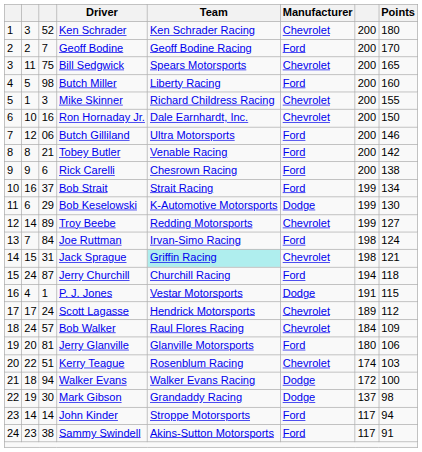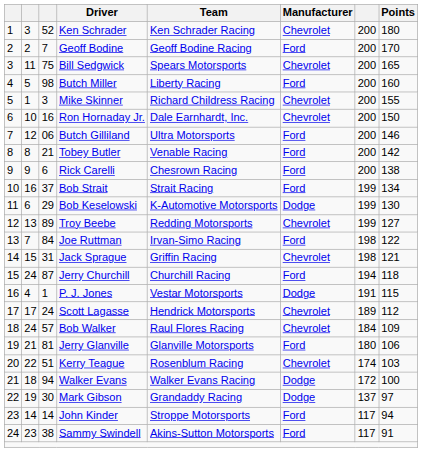(30, 223) 14 -> (30, 223) 13
(390, 240) 124 -> (390, 240) 122
(183, 258) paleturquoise background -> (183, 258) no background
(30, 345) 20 -> (30, 345) 21
(387, 398) 98 -> (387, 398) 97
